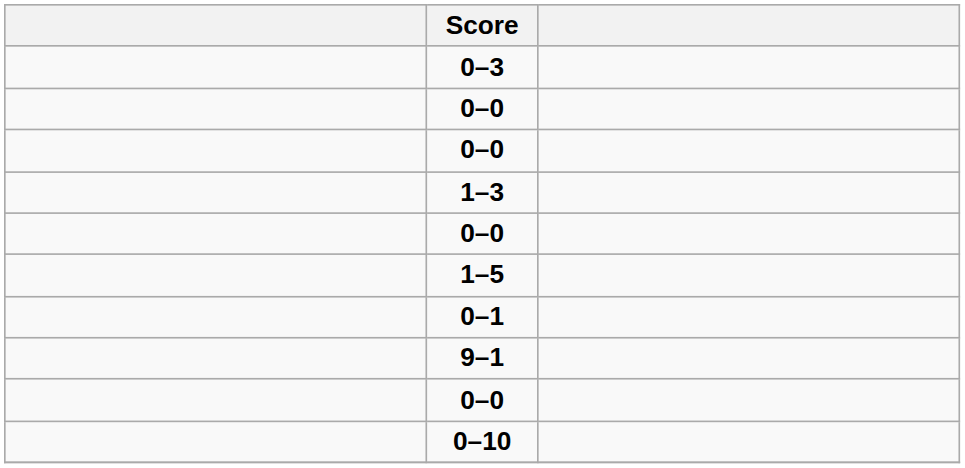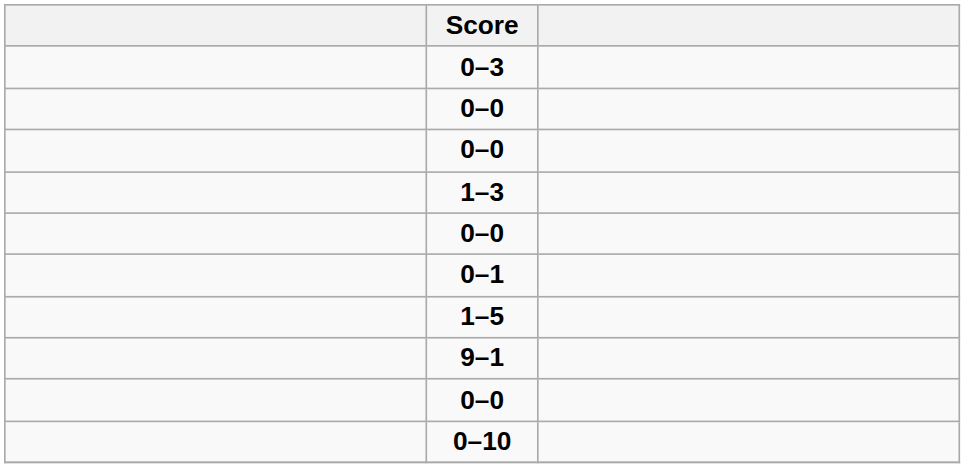rows swapped: (216, 275) <-> (216, 317)
